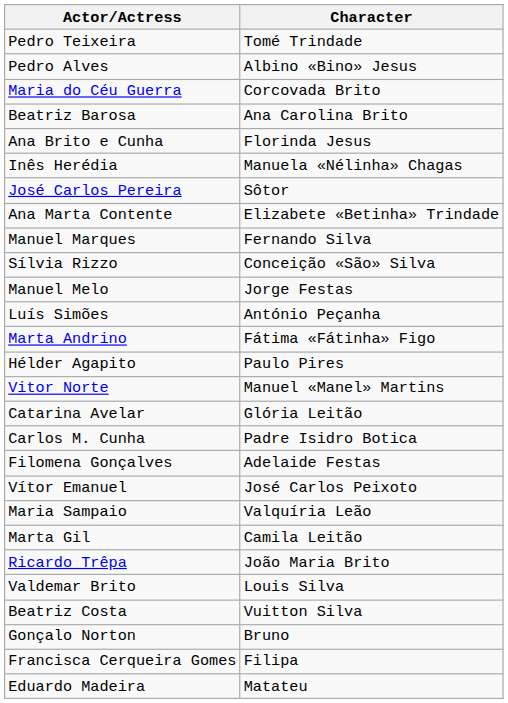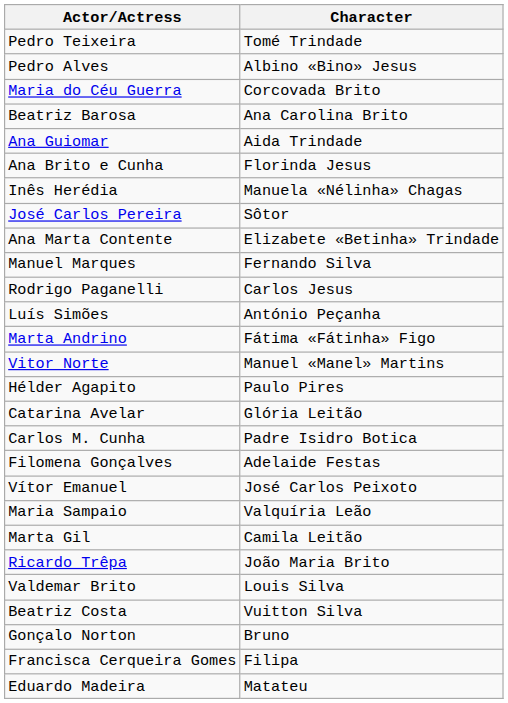+ row: (58, 141)
- row: (63, 265)
+ row: (86, 290)
- row: (58, 290)
rows swapped: (72, 364) <-> (58, 389)
